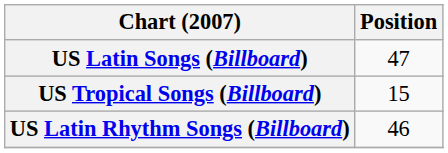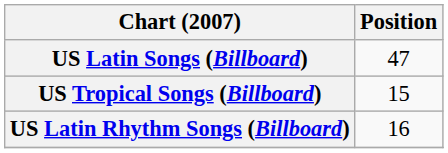(399, 128) 46 -> (399, 128) 16
